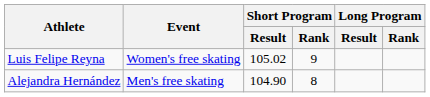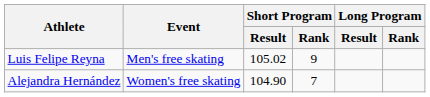(184, 59) Women's free skating -> (175, 59) Men's free skating
(175, 81) Men's free skating -> (184, 81) Women's free skating
(314, 81) 8 -> (314, 81) 7
